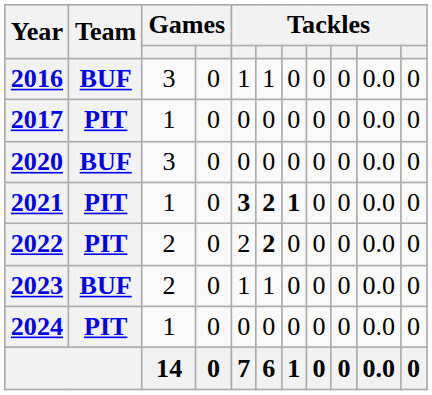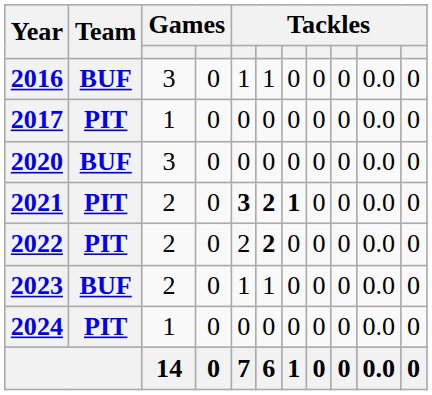(169, 202) 1 -> (169, 202) 2
